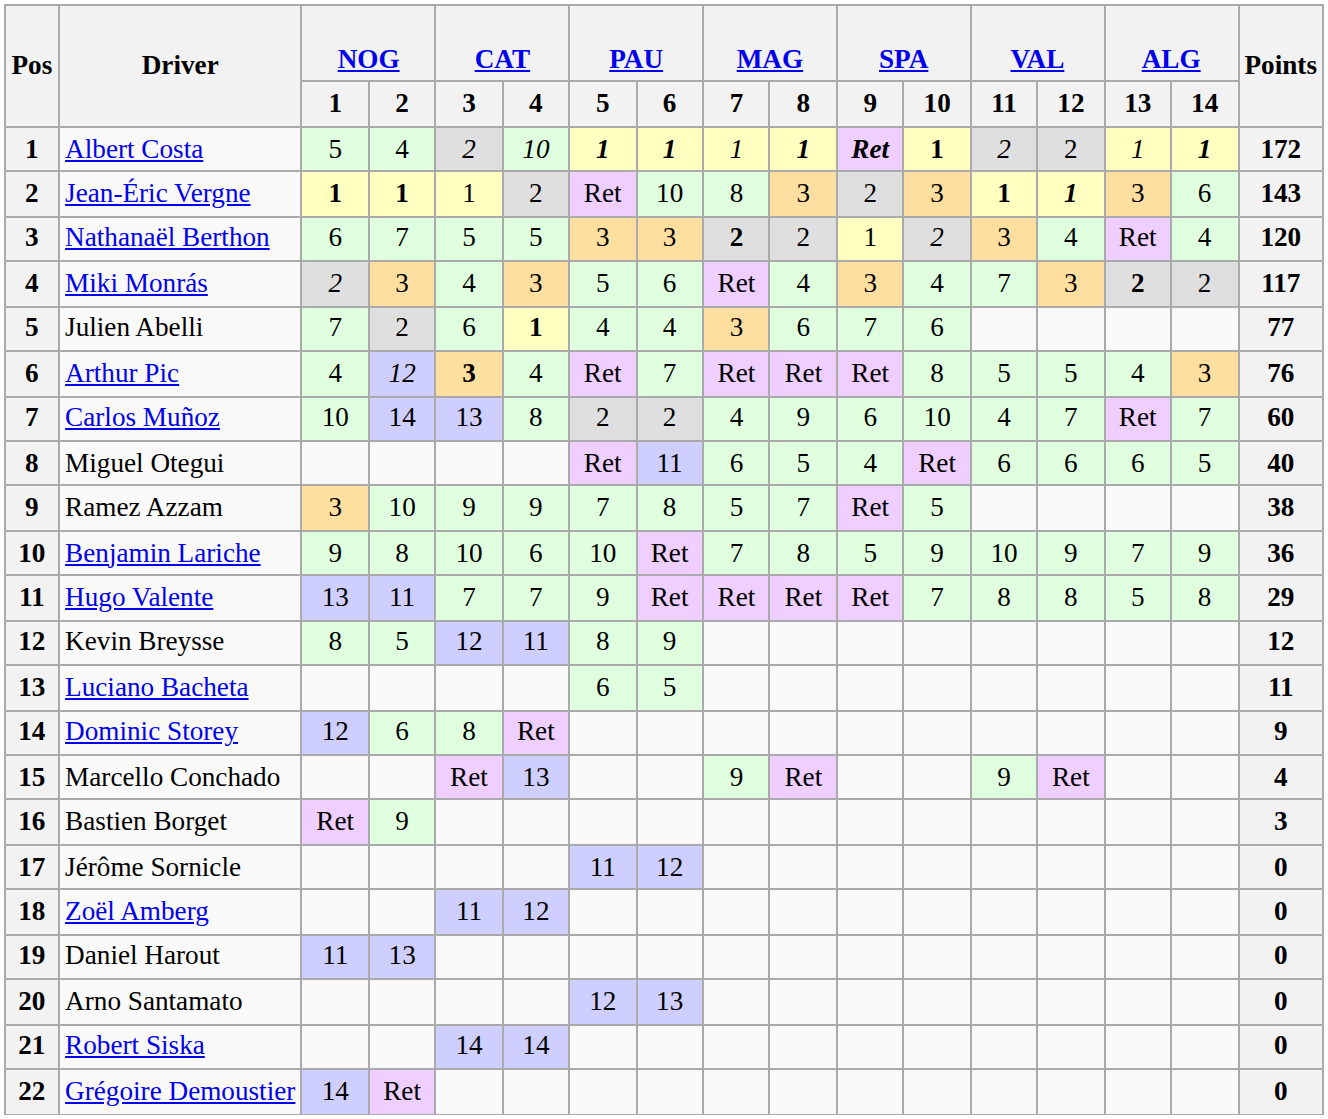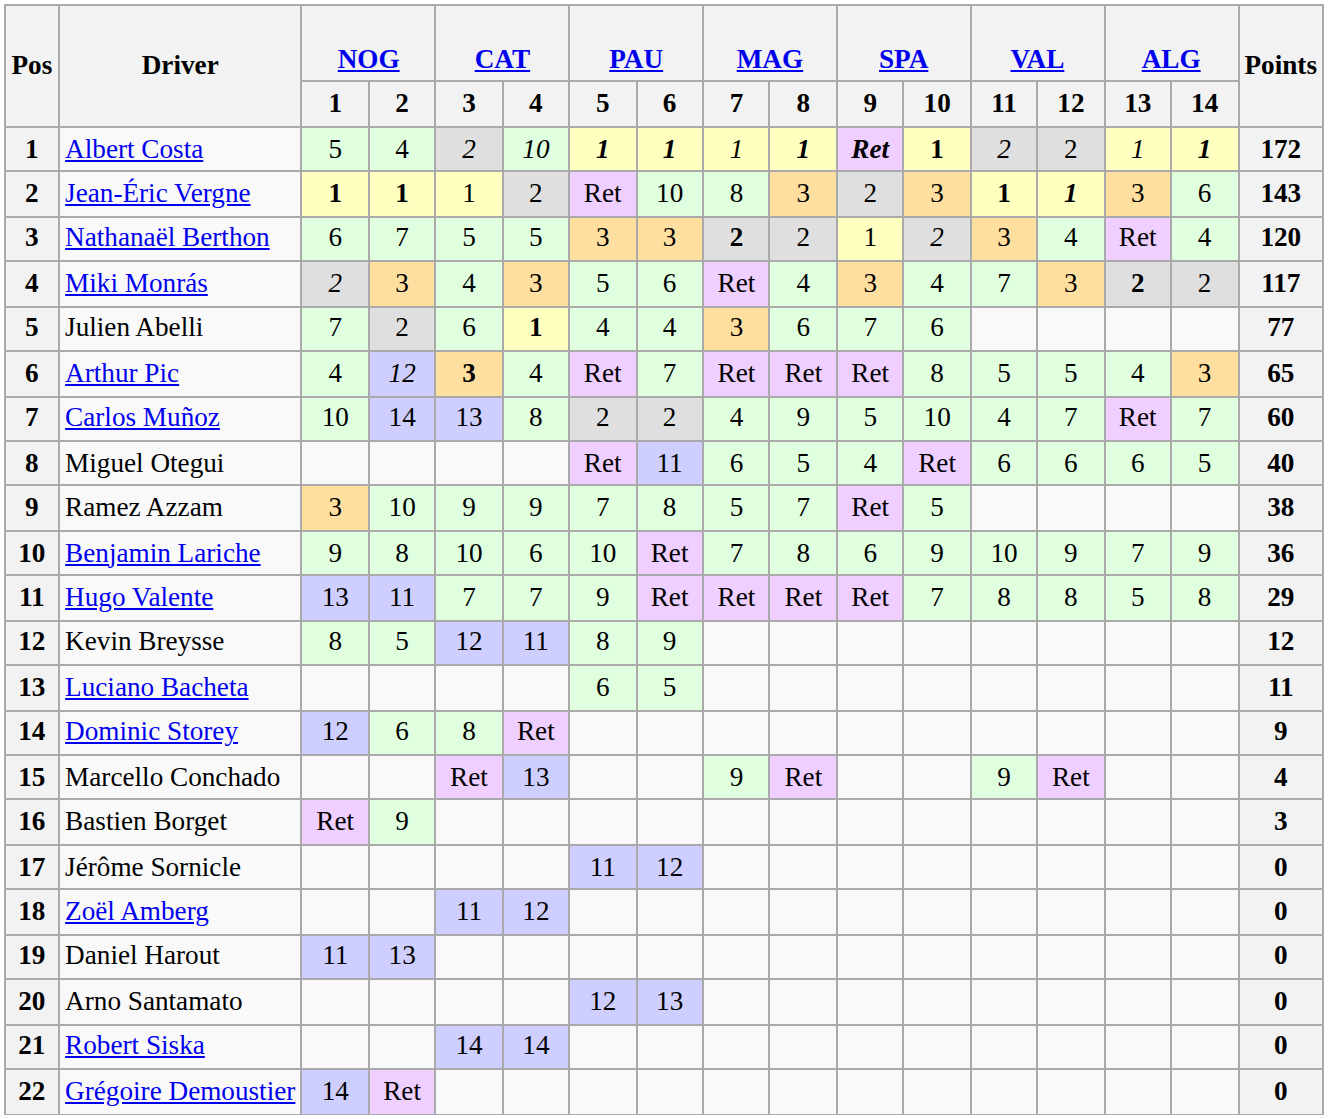(1281, 372) 76 -> (1281, 372) 65
(870, 417) 6 -> (870, 417) 5
(870, 552) 5 -> (870, 552) 6
